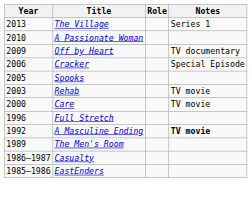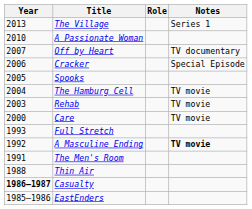(16, 51) 2009 -> (16, 51) 2007
+ row: (94, 91)
(16, 118) 1996 -> (16, 131) 1993
(16, 144) 1989 -> (16, 158) 1991
+ row: (74, 171)
(28, 158) normal -> (28, 185) bold
